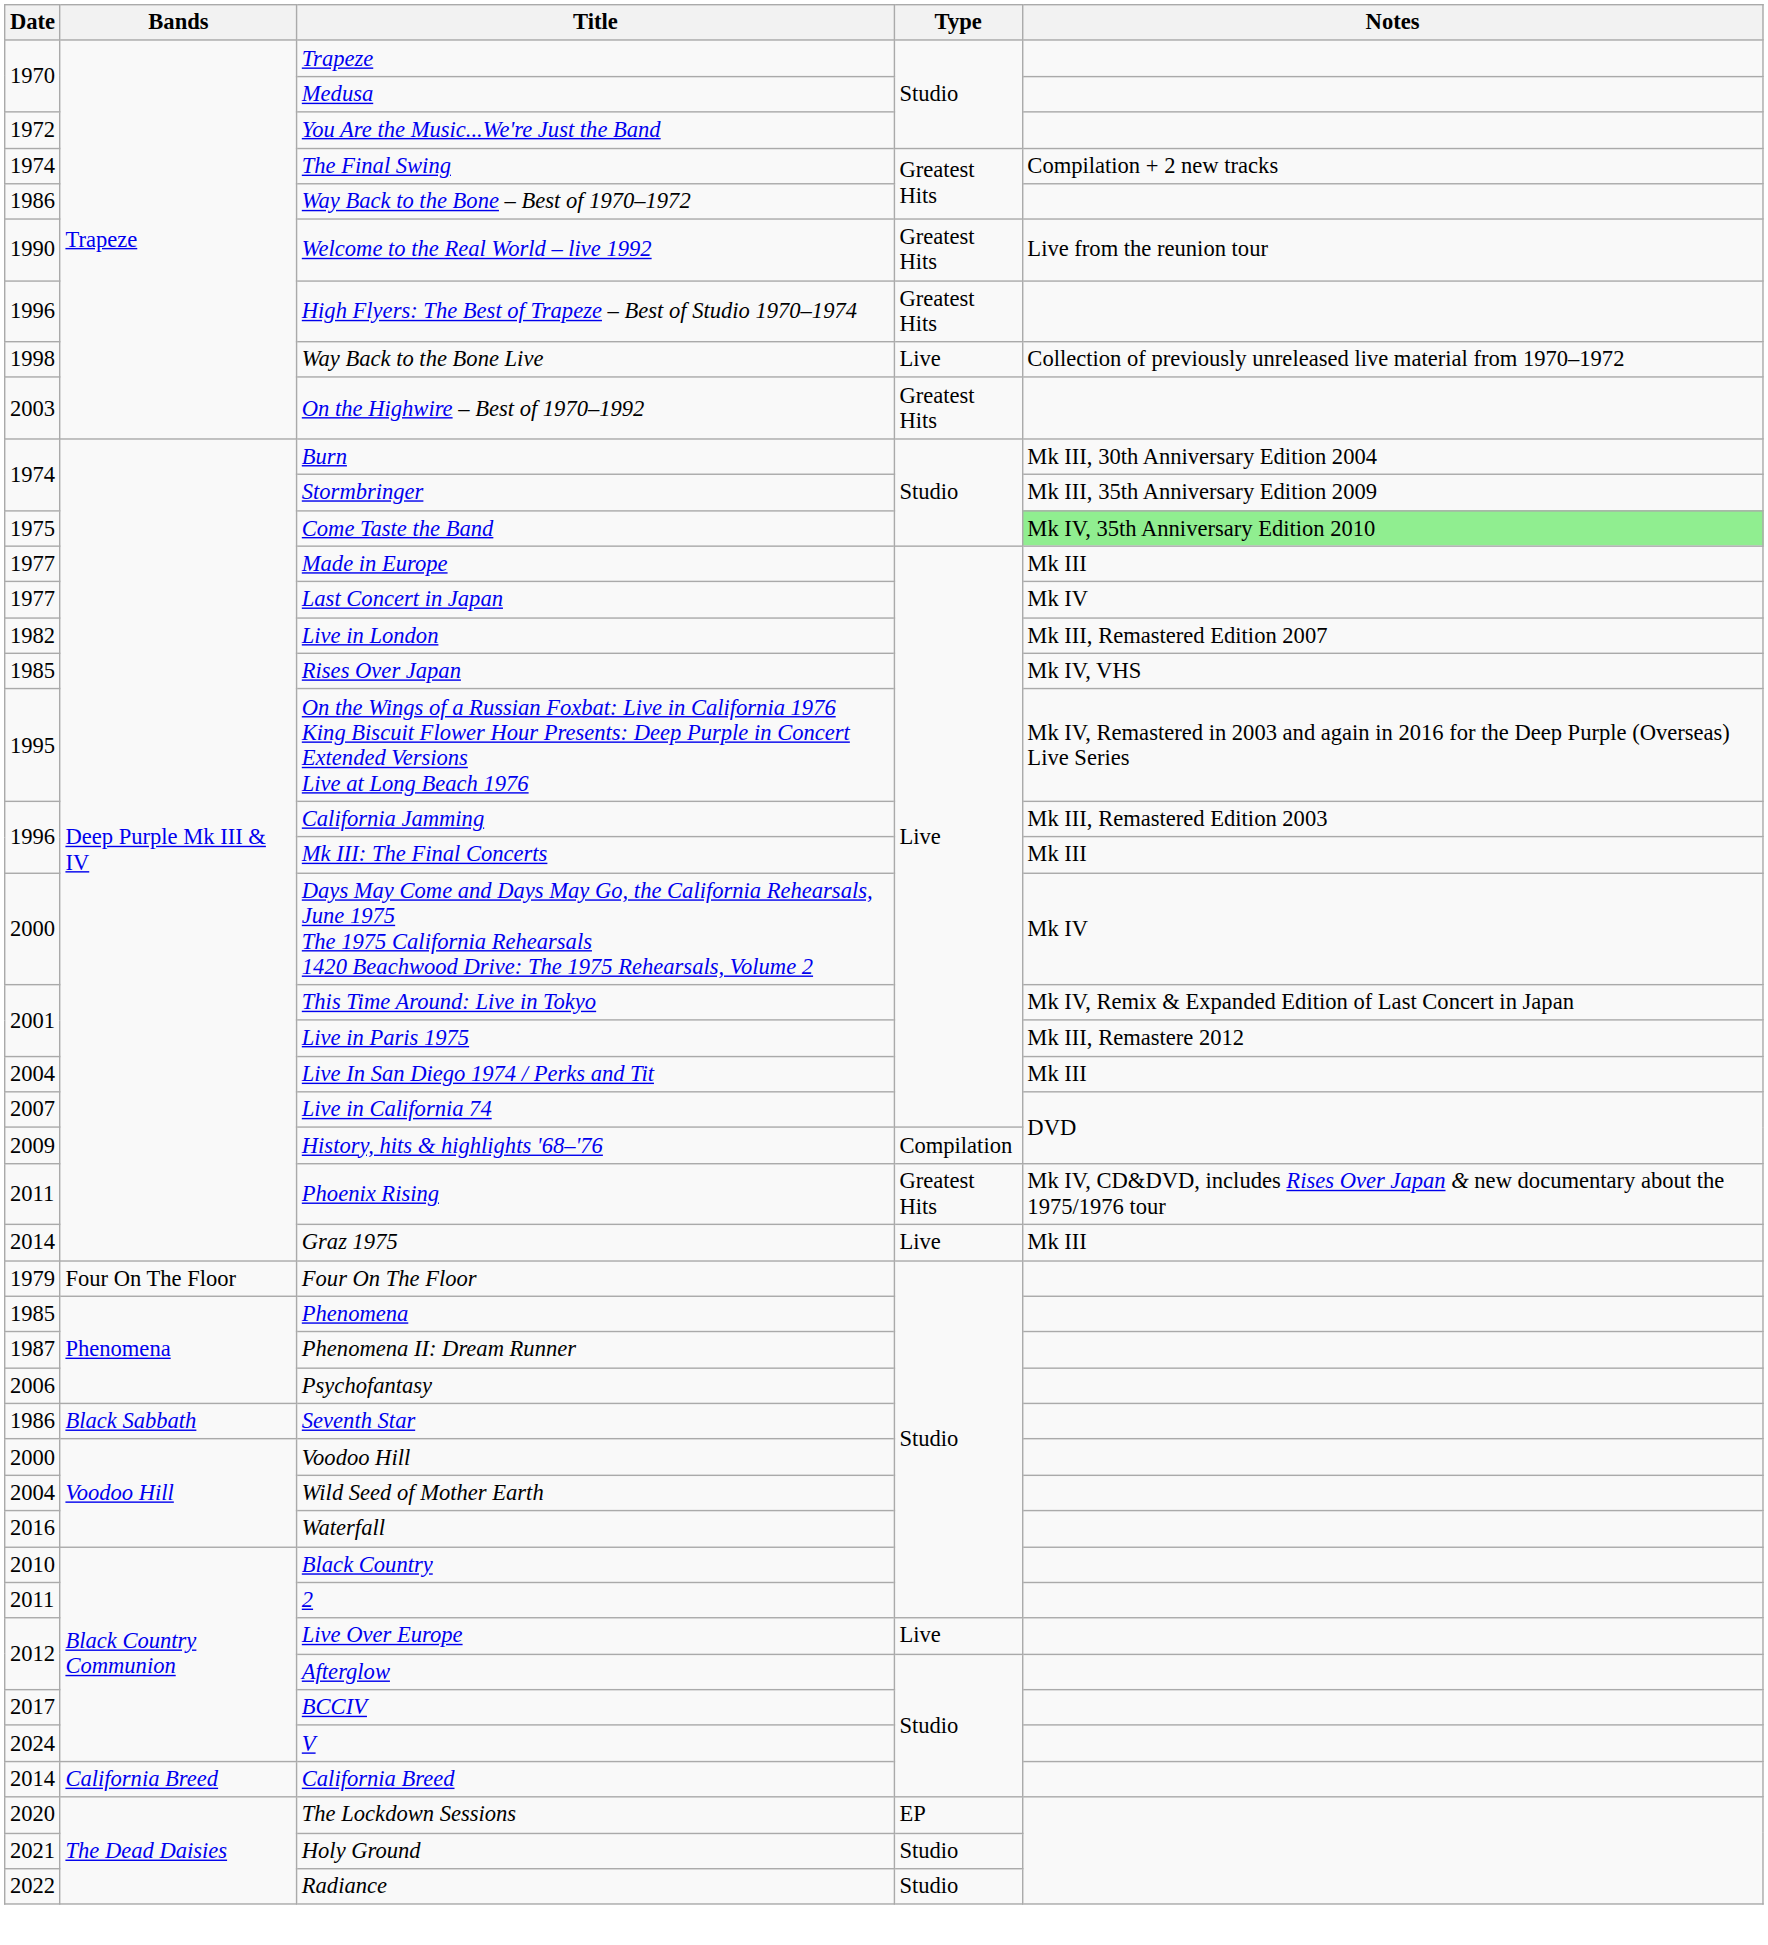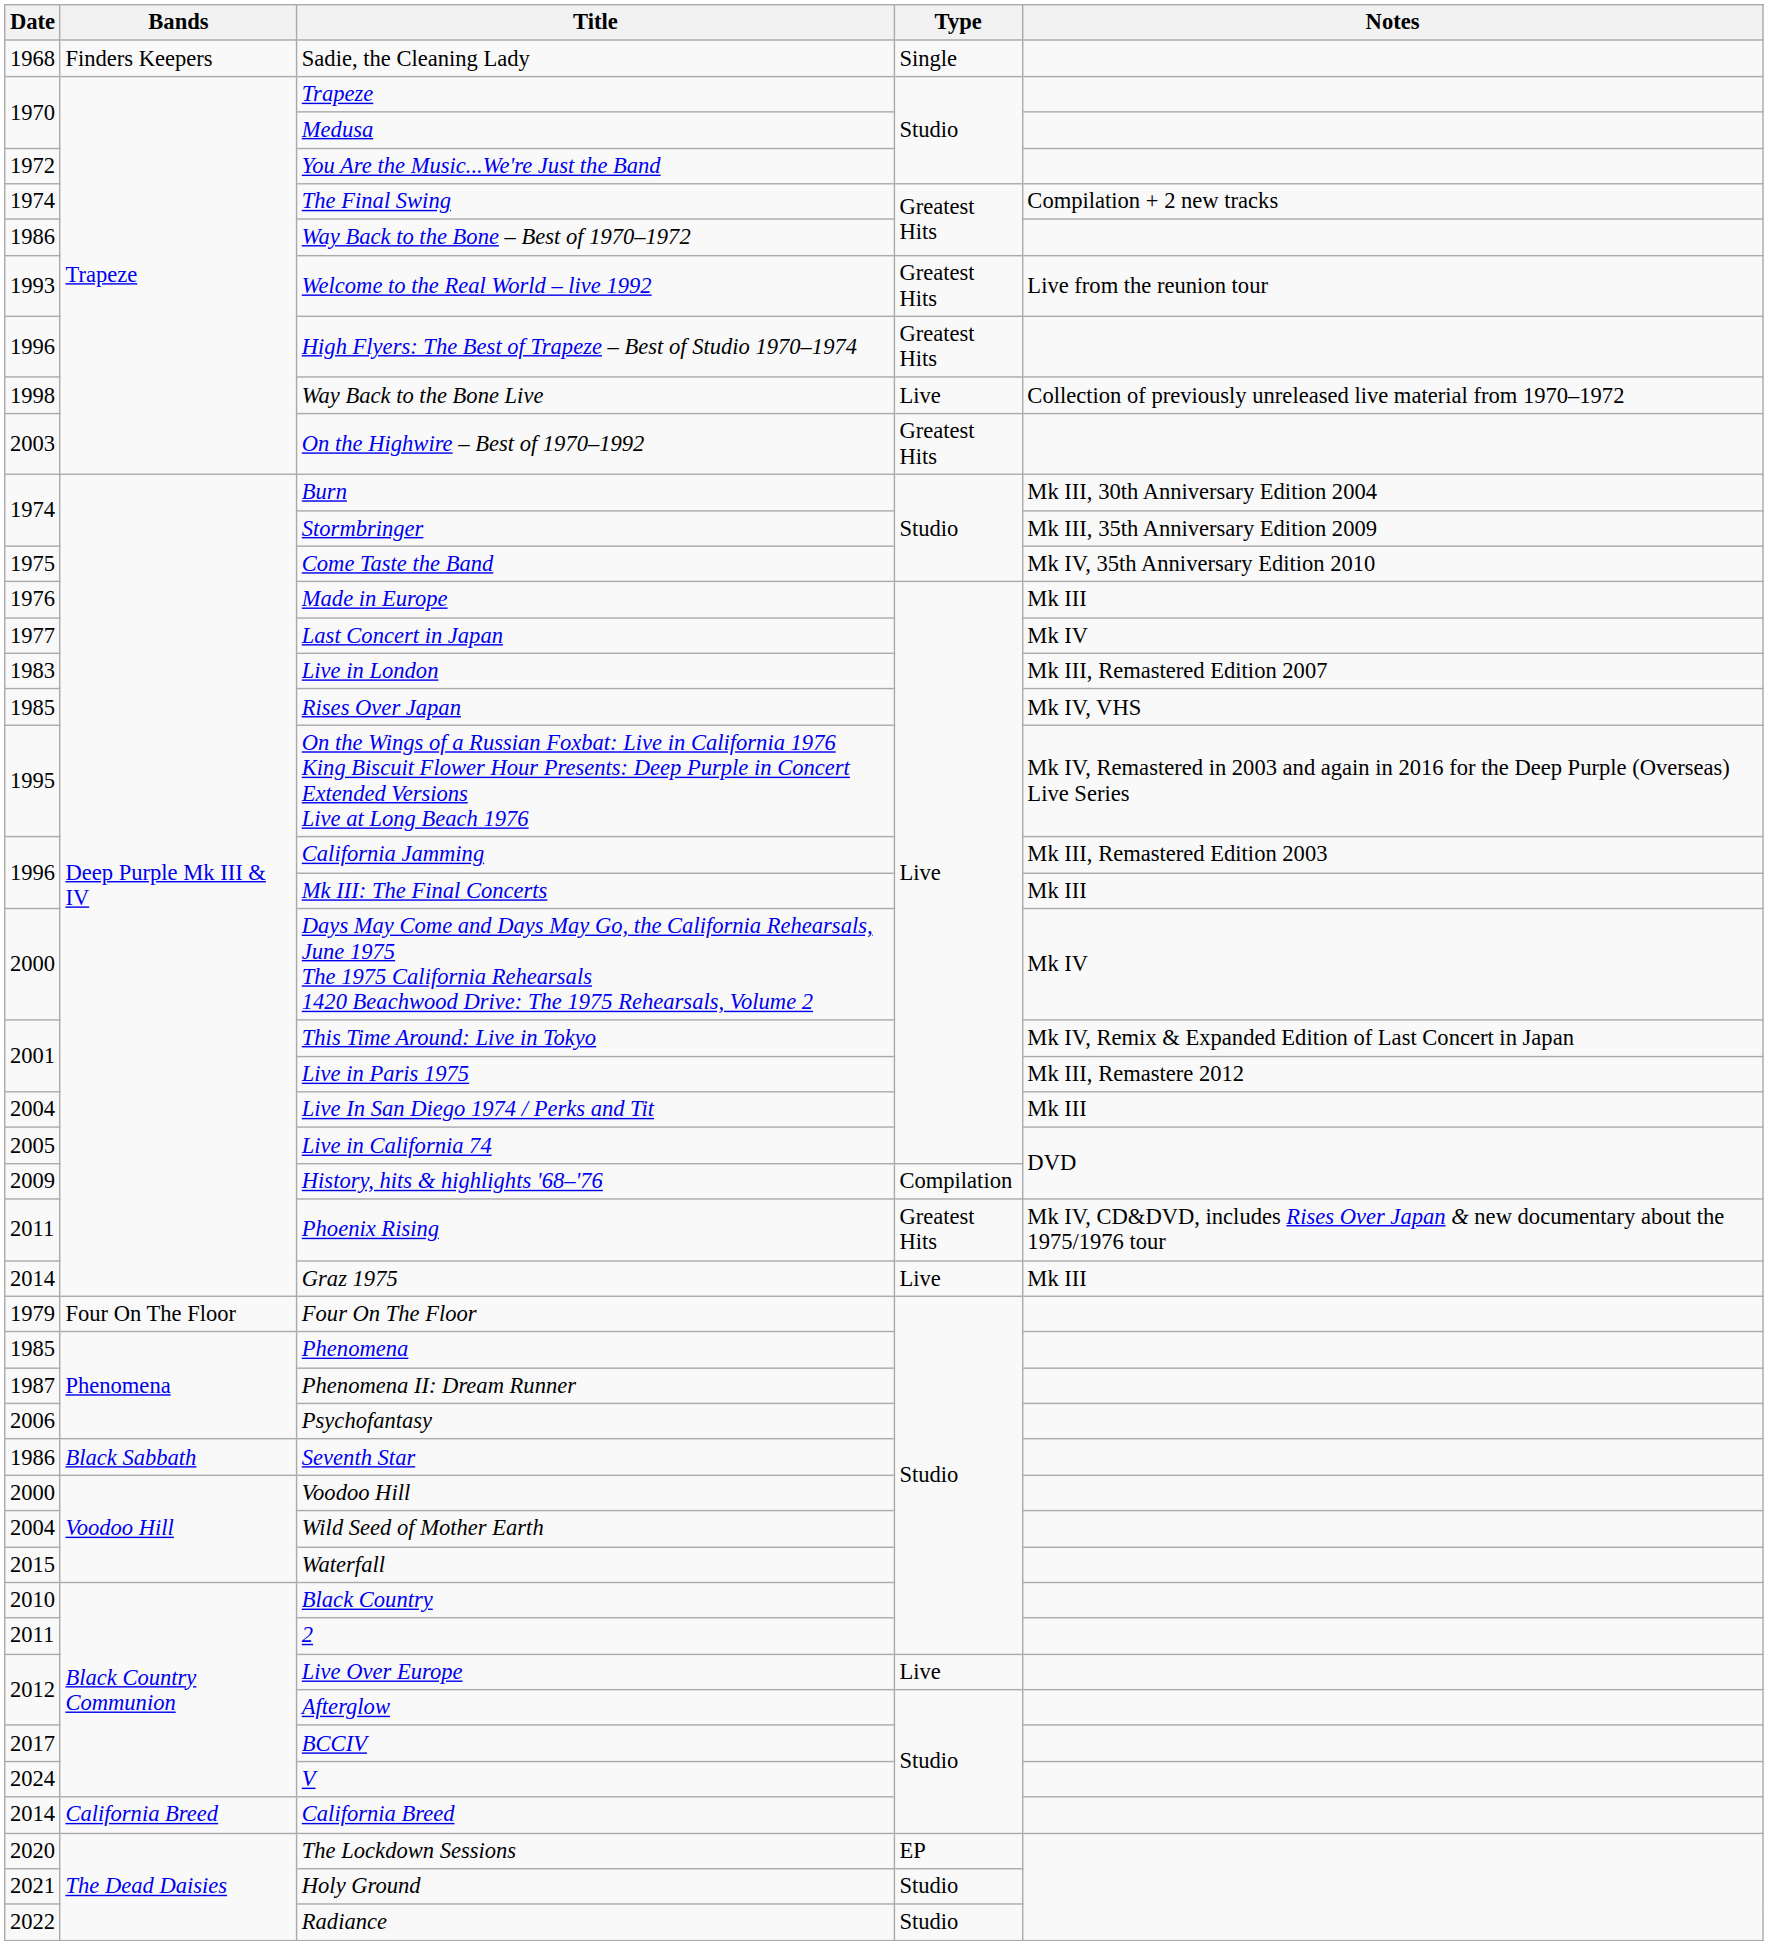+ row: (416, 58)
(32, 249) 1990 -> (32, 285) 1993
(1201, 527) lightgreen background -> (1201, 563) no background
(32, 563) 1977 -> (32, 599) 1976
(32, 635) 1982 -> (32, 670) 1983
(32, 1109) 2007 -> (32, 1145) 2005
(32, 1528) 2016 -> (32, 1564) 2015
